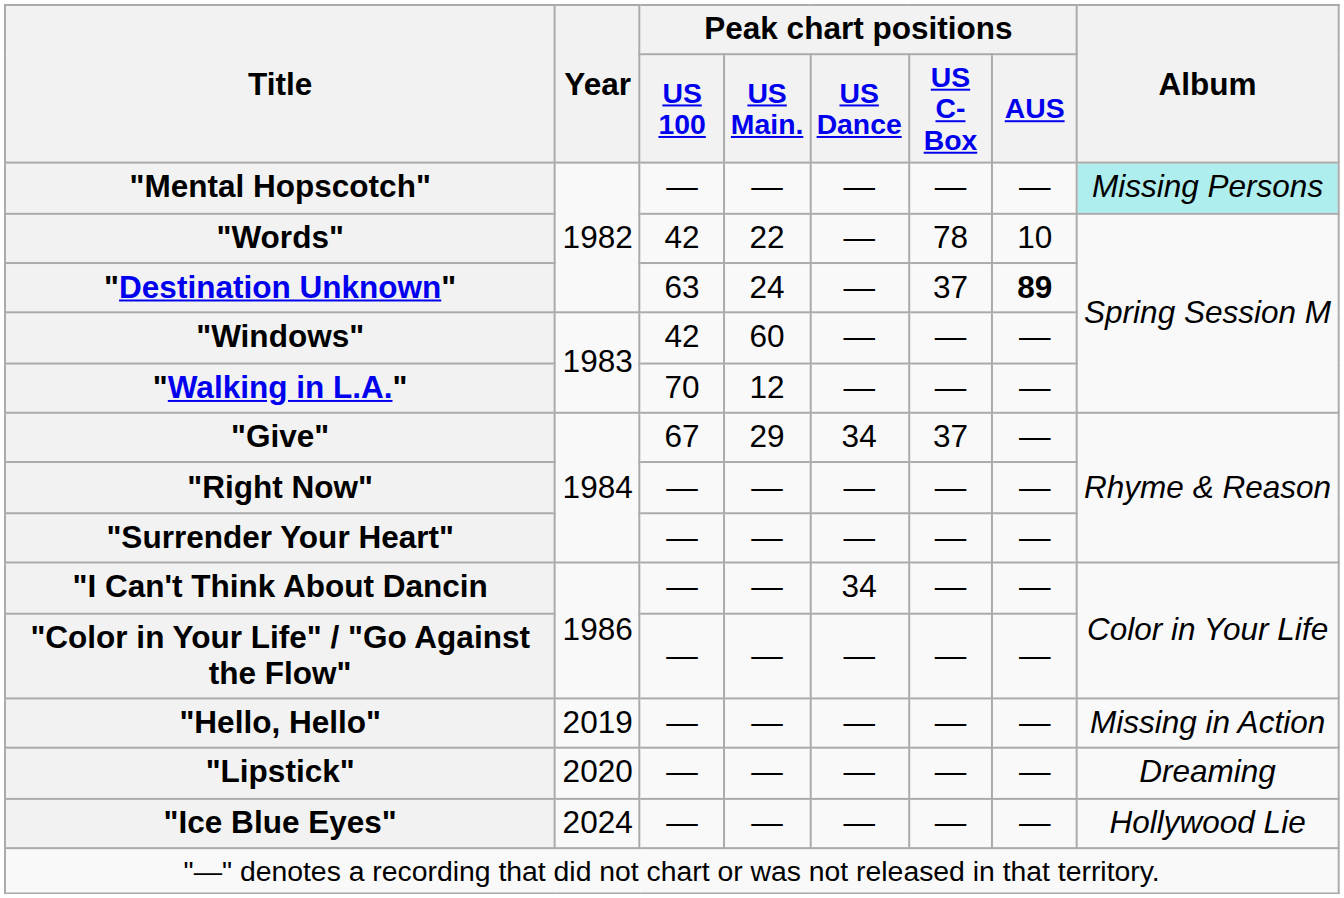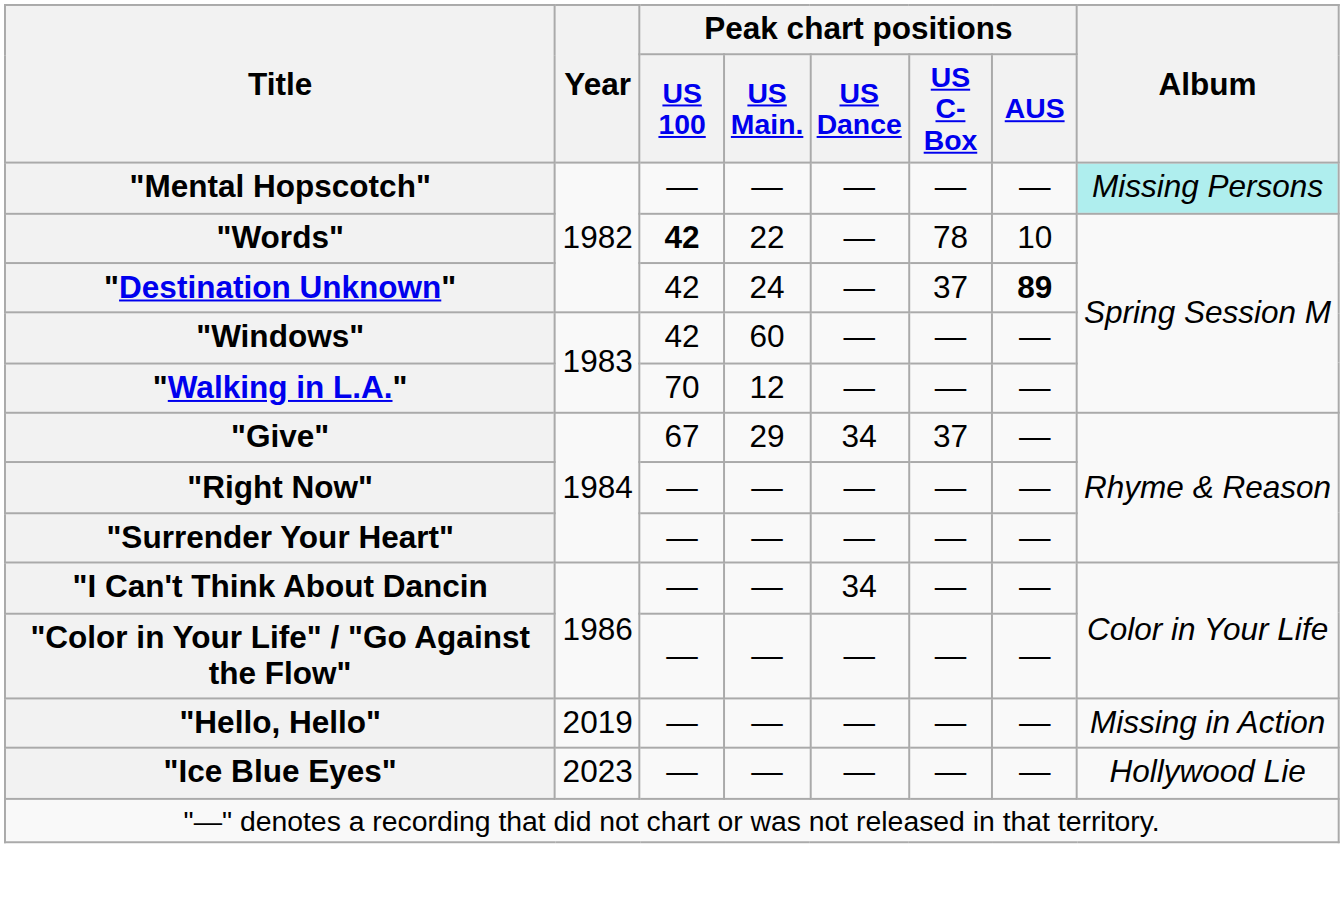(682, 237) normal -> (682, 237) bold
(682, 287) 63 -> (682, 287) 42
- row: (280, 772)
(598, 822) 2024 -> (598, 772) 2023
